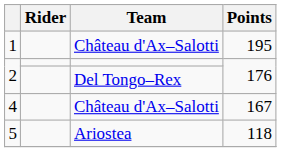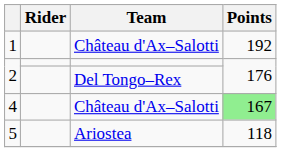(259, 44) 195 -> (259, 44) 192
(259, 106) no background -> (259, 106) lightgreen background
